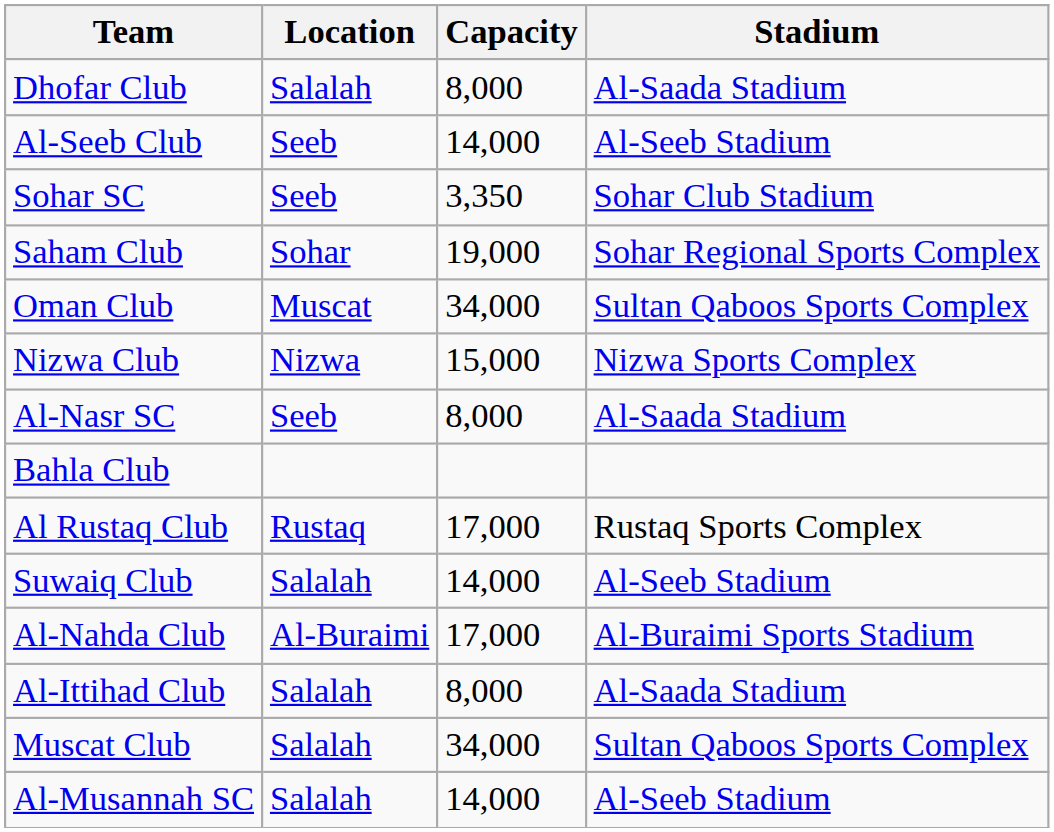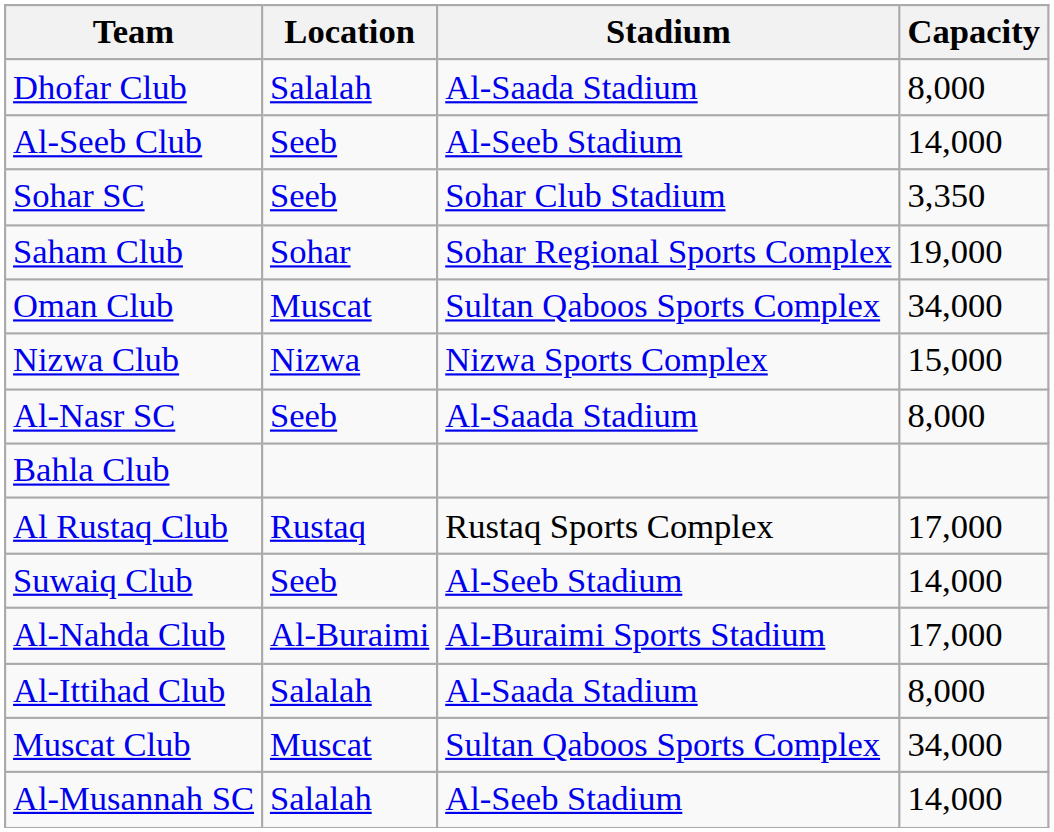columns swapped: (817, 31) <-> (511, 31)
(321, 580) Salalah -> (304, 580) Seeb
(321, 744) Salalah -> (321, 744) Muscat
